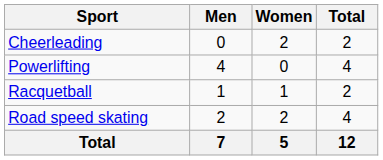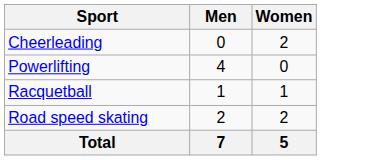- column: (347, 17)
